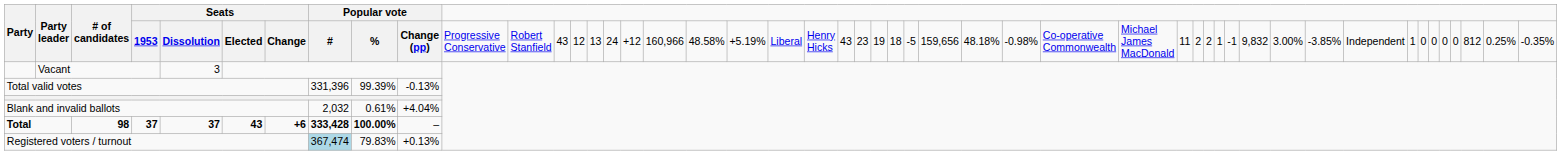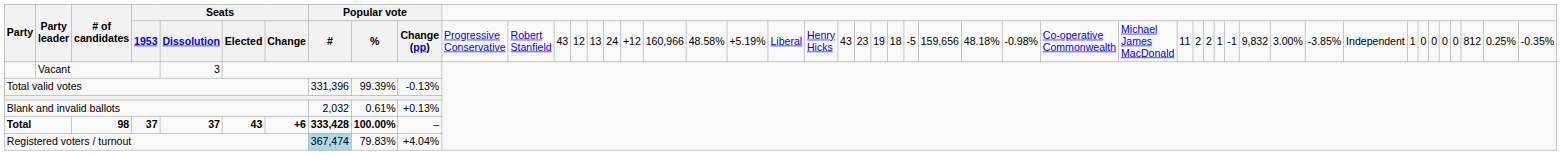(421, 108) +4.04% -> (421, 108) +0.13%
(421, 141) +0.13% -> (421, 141) +4.04%
